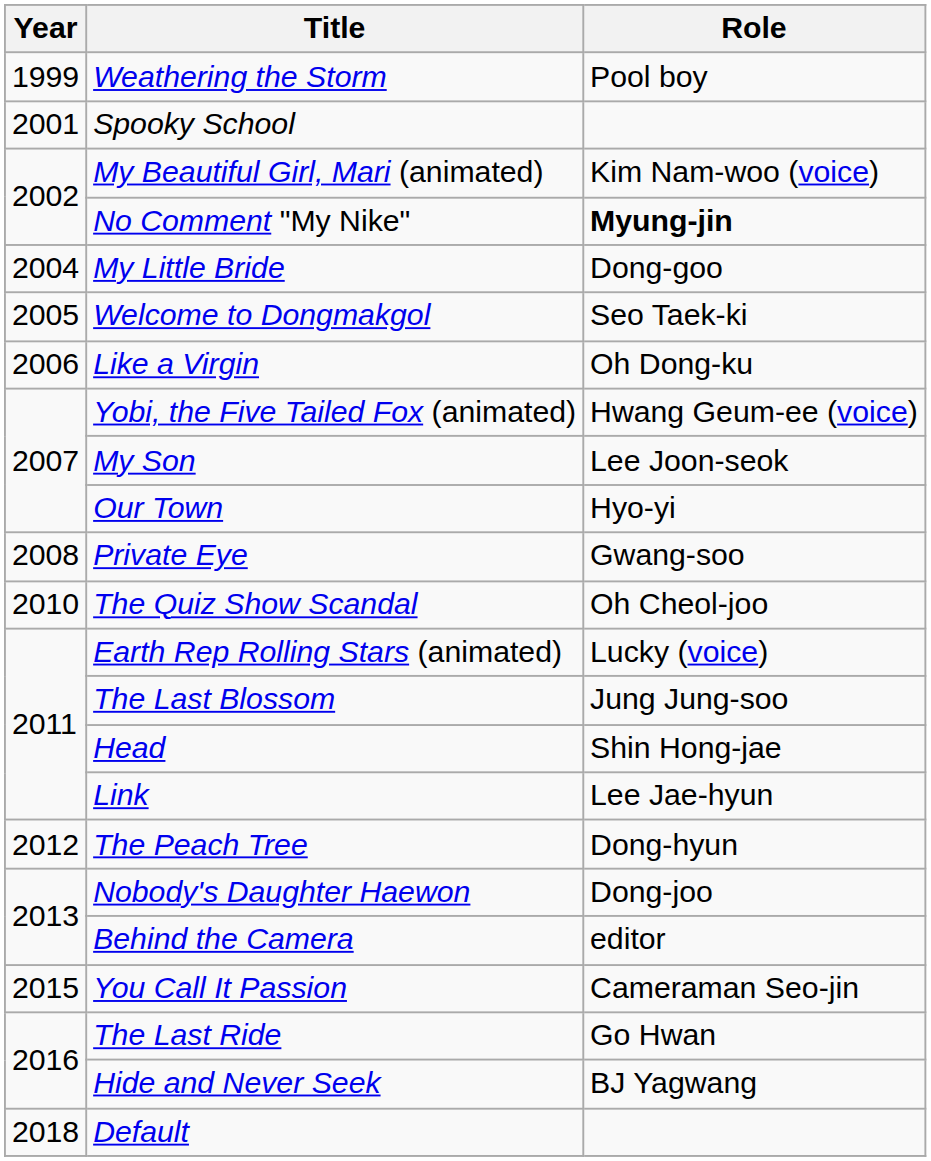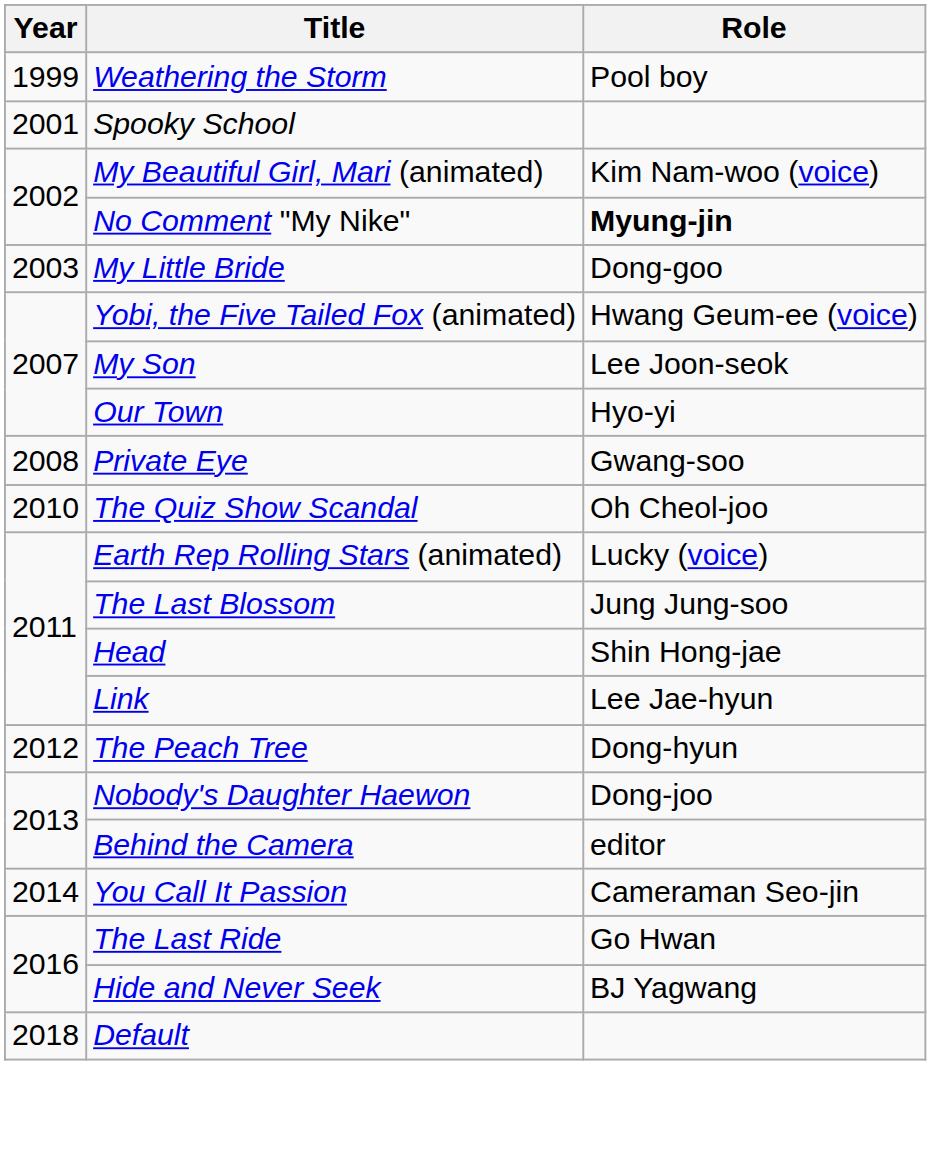(46, 268) 2004 -> (46, 268) 2003
- row: (262, 316)
- row: (176, 364)
(46, 987) 2015 -> (46, 891) 2014
